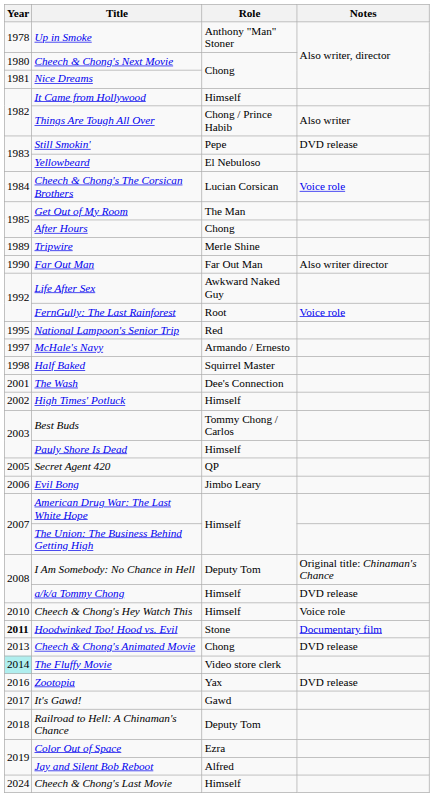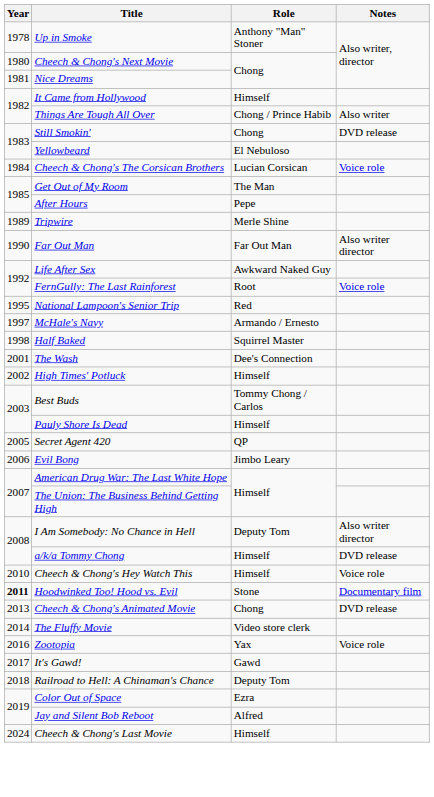(216, 145) Pepe -> (249, 132) Chong
(220, 228) Chong -> (245, 203) Pepe
(358, 569) Original title: Chinaman's Chance -> (364, 531) Also writer director
(18, 664) paleturquoise background -> (18, 627) no background
(329, 682) DVD release -> (362, 644) Voice role
